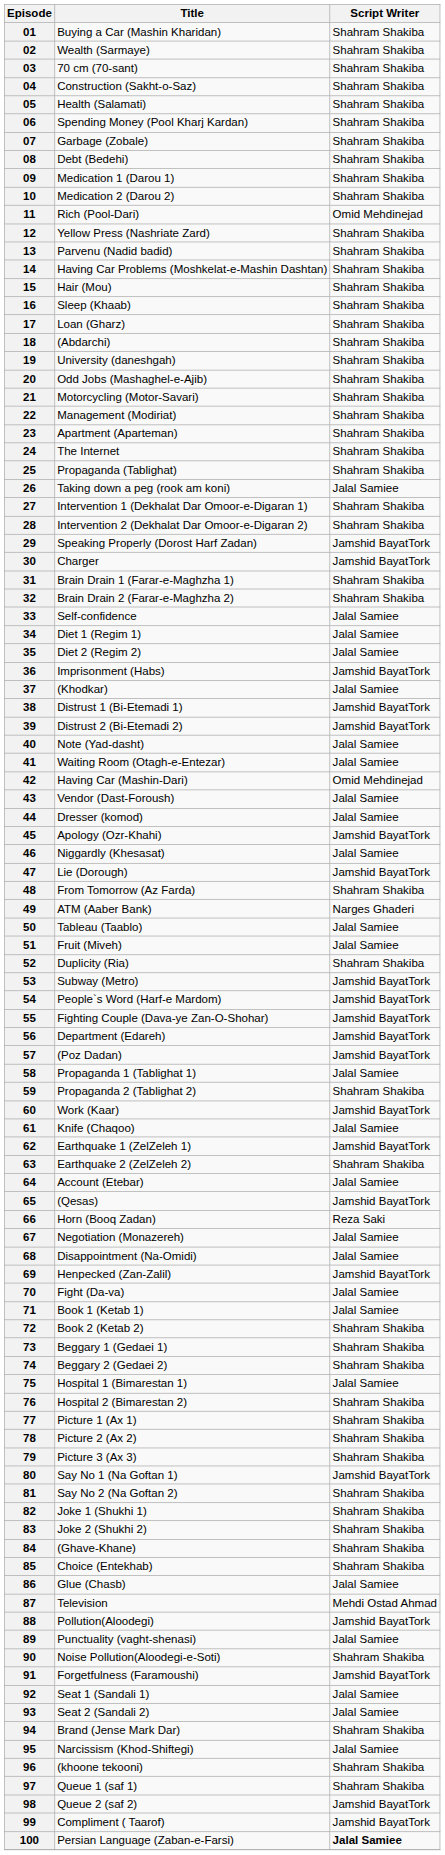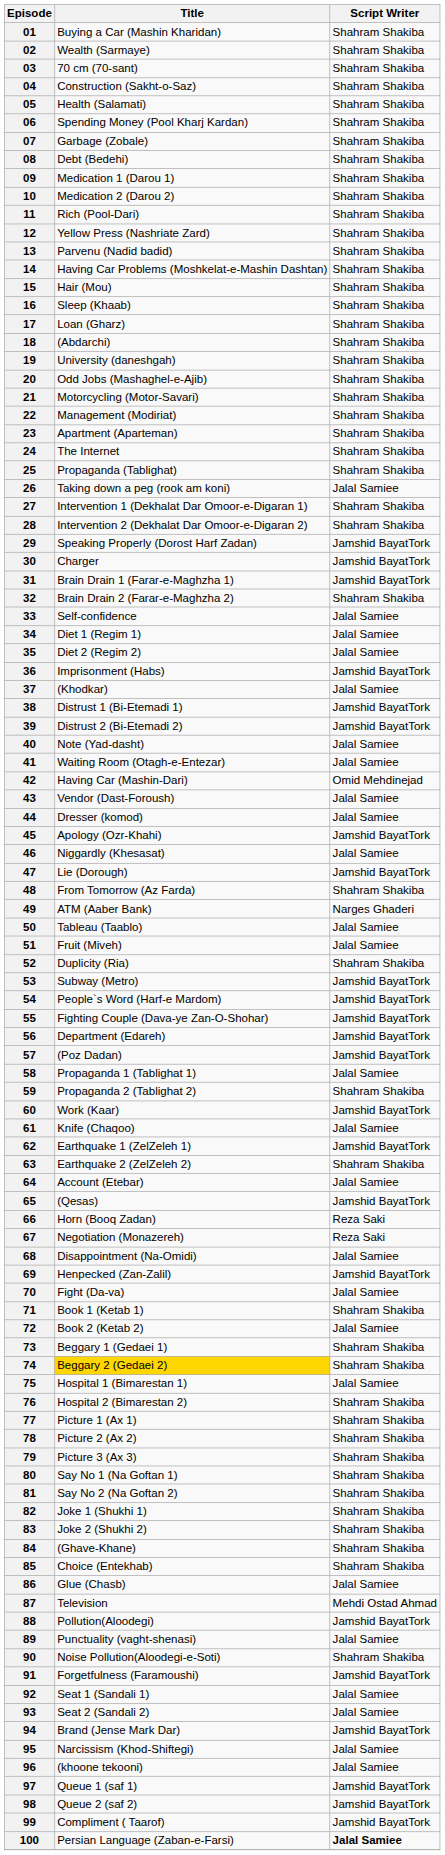(378, 214) Omid Mehdinejad -> (378, 214) Shahram Shakiba
(378, 580) Shahram Shakiba -> (381, 580) Jamshid BayatTork
(366, 1237) Jalal Samiee -> (359, 1237) Reza Saki
(366, 1310) Jalal Samiee -> (378, 1310) Shahram Shakiba
(378, 1329) Shahram Shakiba -> (366, 1329) Jalal Samiee
(112, 1365) no background -> (112, 1365) gold background
(381, 1475) Jamshid BayatTork -> (378, 1475) Shahram Shakiba
(378, 1731) Shahram Shakiba -> (381, 1731) Jamshid BayatTork
(378, 1767) Shahram Shakiba -> (366, 1767) Jalal Samiee
(378, 1785) Shahram Shakiba -> (381, 1785) Jamshid BayatTork
